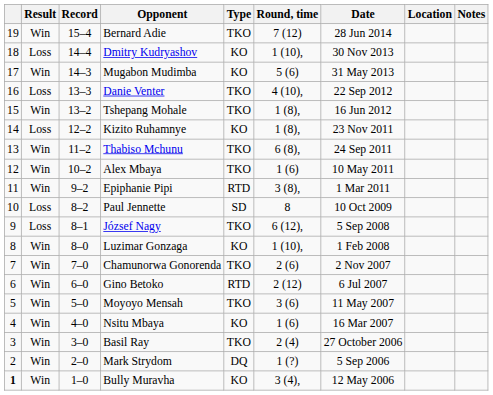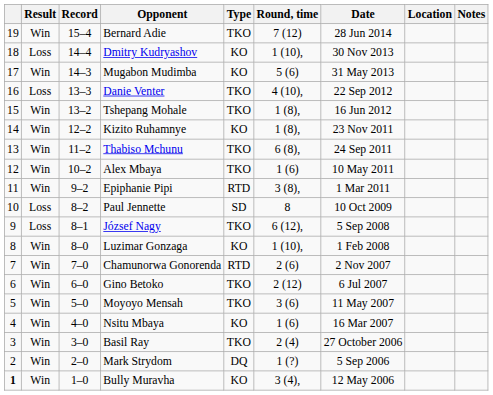(40, 130) Loss -> (40, 130) Win
(239, 265) TKO -> (239, 265) RTD
(239, 284) RTD -> (239, 284) TKO
